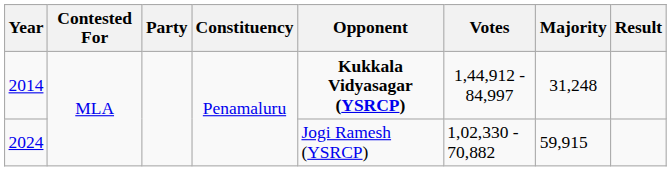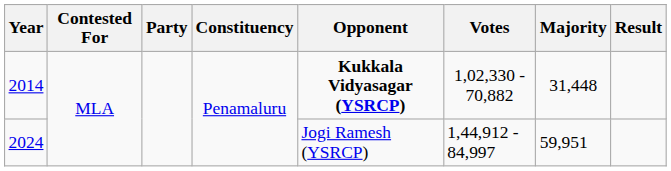(490, 85) 1,44,912 - 84,997 -> (490, 85) 1,02,330 - 70,882
(573, 85) 31,248 -> (573, 85) 31,448
(483, 142) 1,02,330 - 70,882 -> (483, 142) 1,44,912 - 84,997
(564, 142) 59,915 -> (564, 142) 59,951
